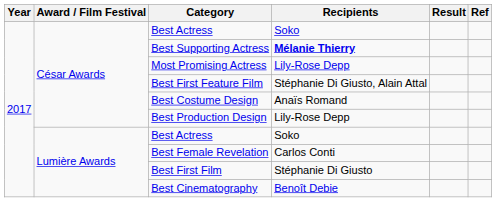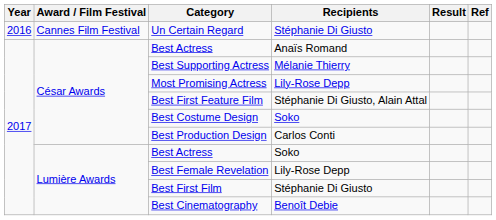+ row: (88, 30)
(287, 30) Soko -> (311, 48) Anaïs Romand
(315, 48) bold -> (312, 65) normal
(311, 100) Anaïs Romand -> (287, 118) Soko
(312, 118) Lily-Rose Depp -> (305, 135) Carlos Conti
(305, 153) Carlos Conti -> (312, 170) Lily-Rose Depp
